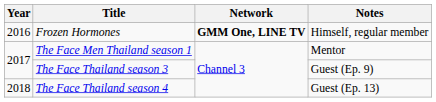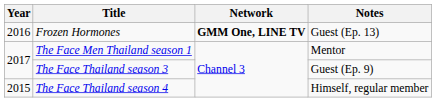(370, 32) Himself, regular member -> (345, 32) Guest (Ep. 13)
(19, 87) 2018 -> (19, 87) 2015
(345, 87) Guest (Ep. 13) -> (370, 87) Himself, regular member
